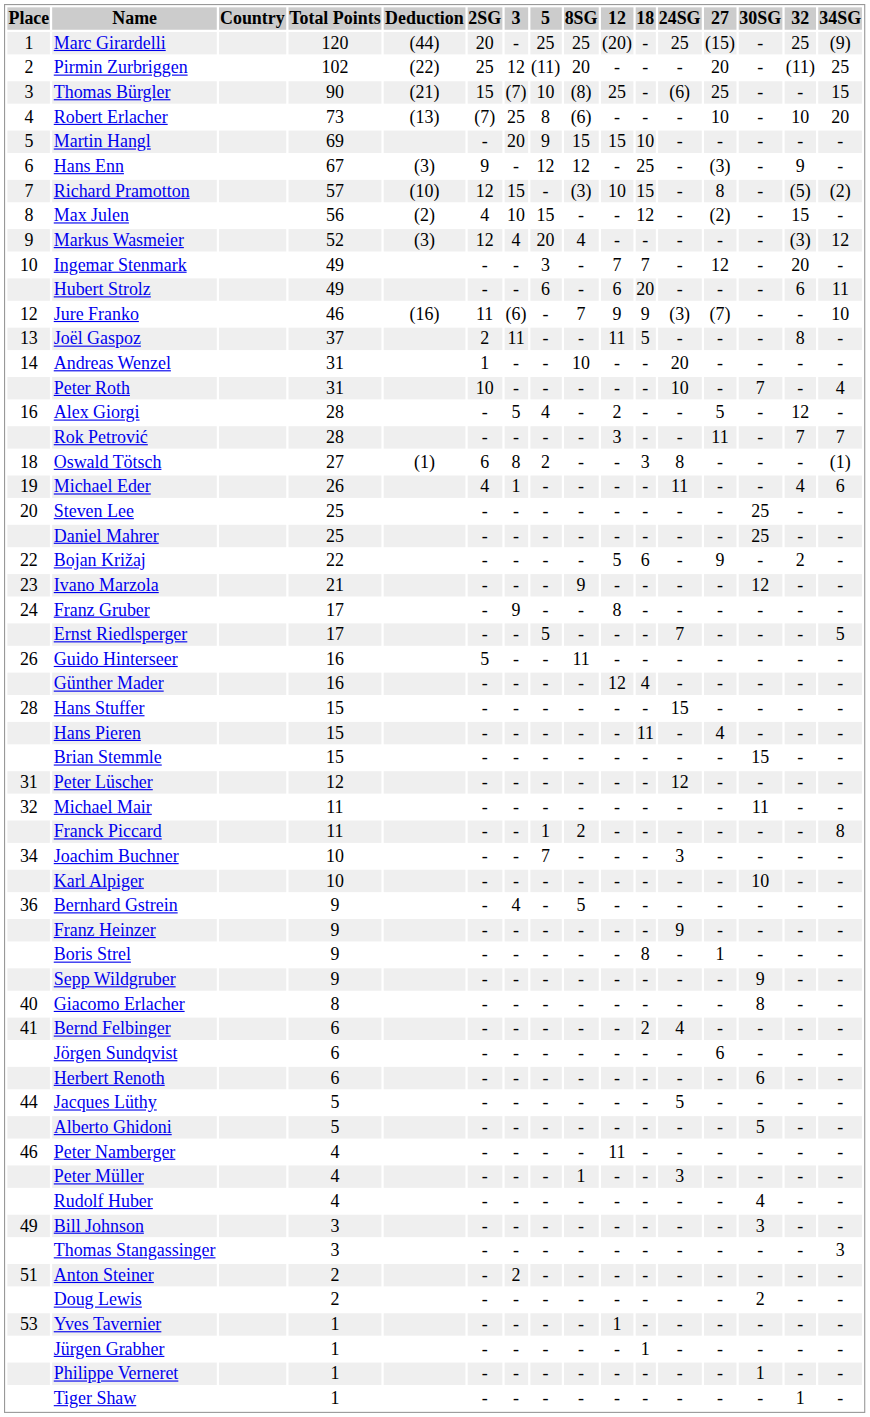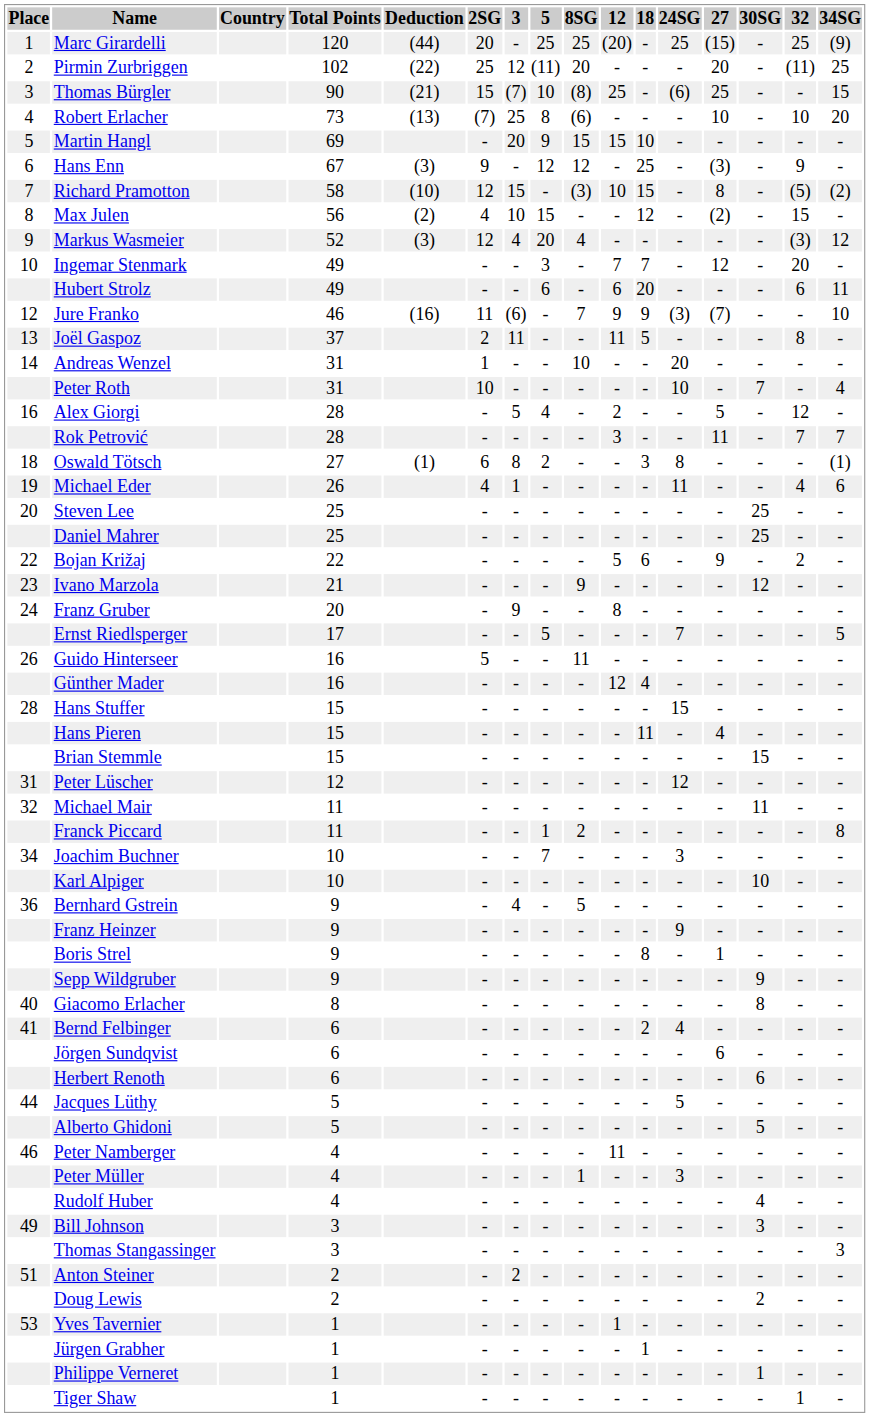(335, 190) 57 -> (335, 190) 58
(335, 609) 17 -> (335, 609) 20
